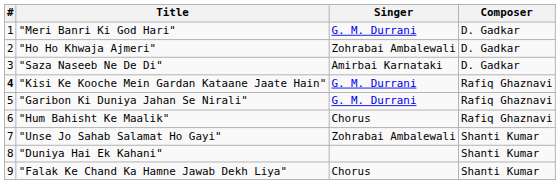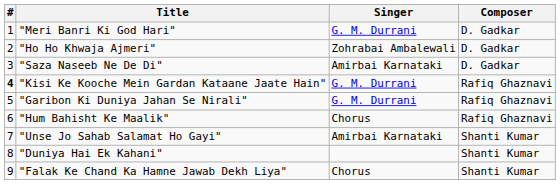(394, 136) Zohrabai Ambalewali -> (387, 136) Amirbai Karnataki
